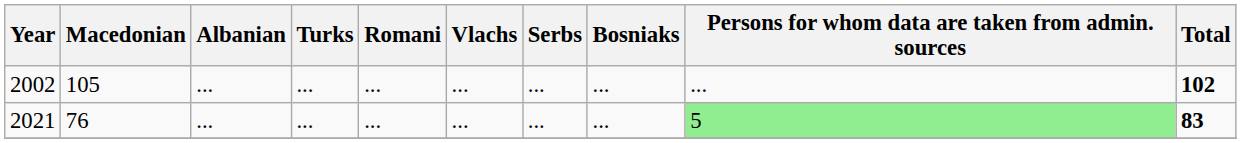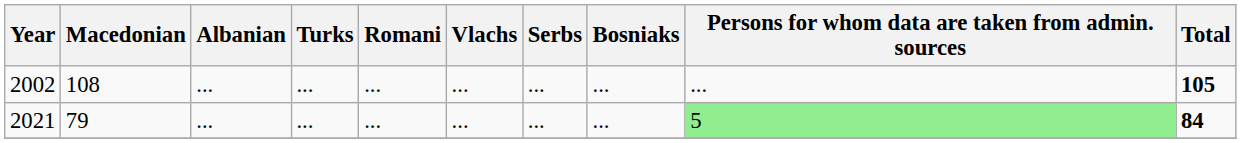(83, 84) 105 -> (83, 84) 108
(1198, 84) 102 -> (1198, 84) 105
(77, 120) 76 -> (77, 120) 79
(1192, 120) 83 -> (1192, 120) 84
